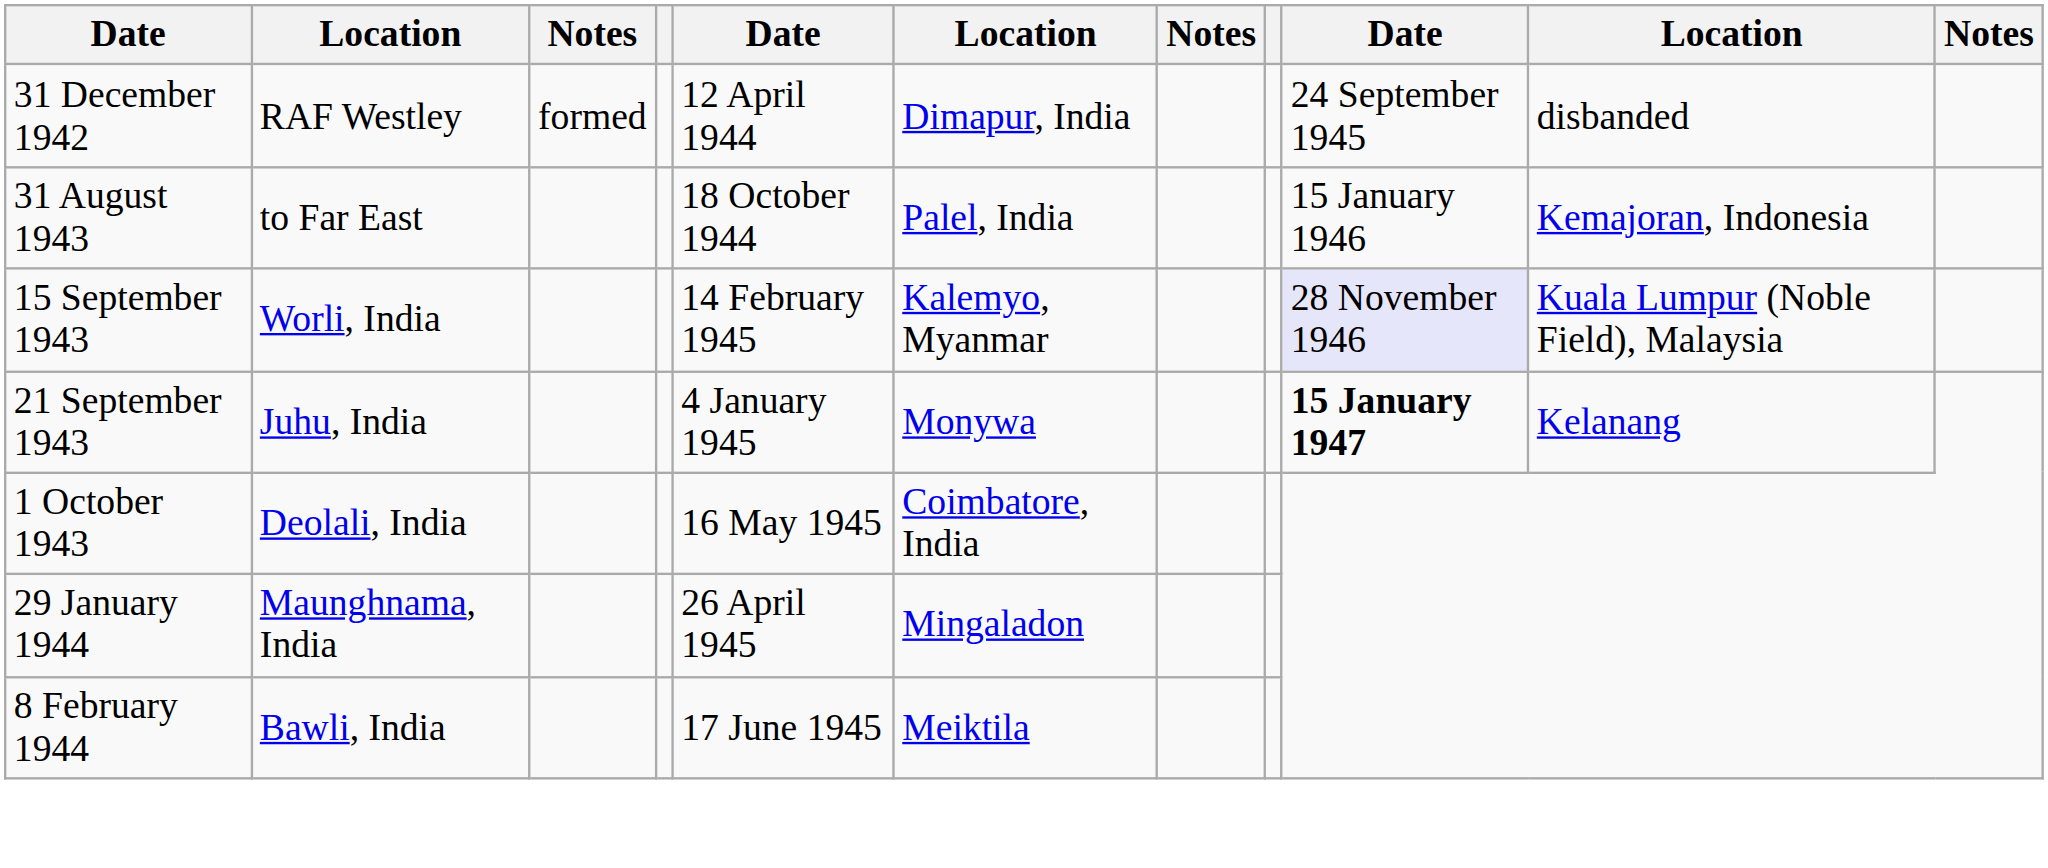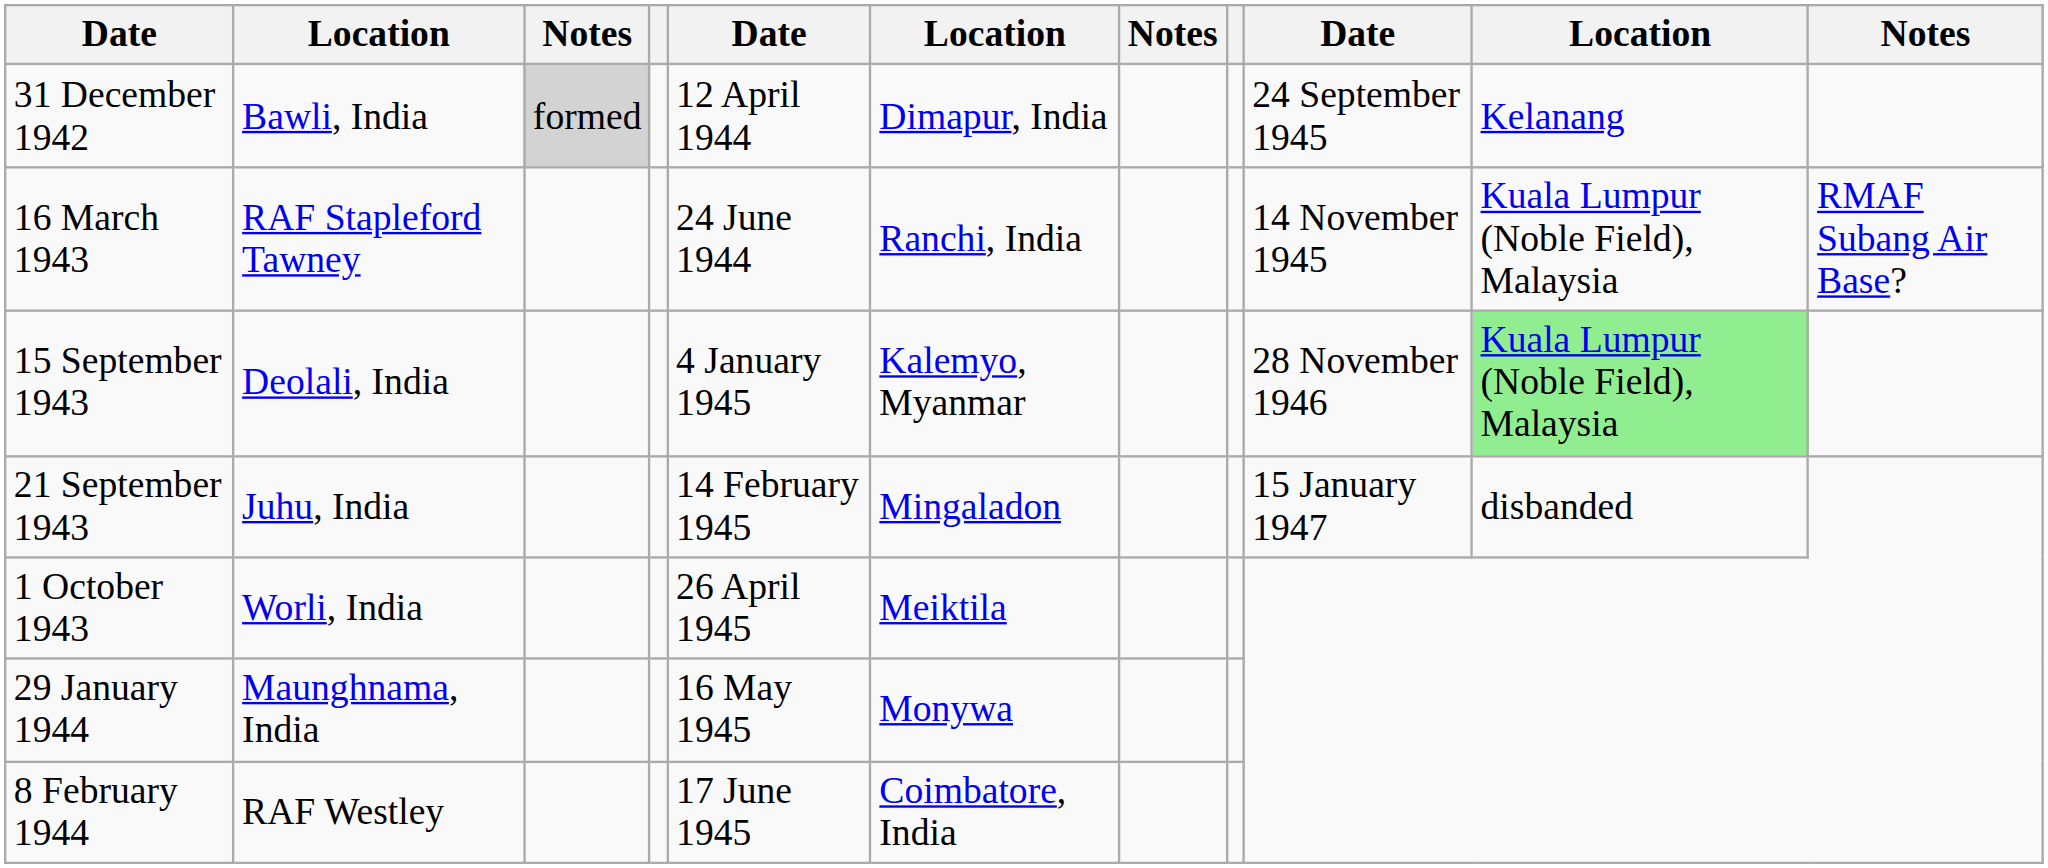(361, 115) RAF Westley -> (335, 115) Bawli, India
(592, 115) no background -> (587, 115) lightgrey background
(1613, 115) disbanded -> (1553, 115) Kelanang
+ row: (86, 238)
- row: (91, 217)
(350, 318) Worli, India -> (345, 382) Deolali, India
(773, 318) 14 February 1945 -> (749, 382) 4 January 1945
(1394, 318) lavender background -> (1355, 382) no background
(1704, 318) no background -> (1591, 382) lightgreen background
(754, 420) 4 January 1945 -> (767, 505) 14 February 1945
(969, 420) Monywa -> (970, 505) Mingaladon
(1381, 420) bold -> (1334, 505) normal
(1609, 420) Kelanang -> (1557, 505) disbanded
(363, 522) Deolali, India -> (333, 607) Worli, India
(782, 522) 16 May 1945 -> (738, 607) 26 April 1945
(996, 522) Coimbatore, India -> (943, 607) Meiktila
(743, 624) 26 April 1945 -> (734, 709) 16 May 1945
(993, 624) Mingaladon -> (946, 709) Monywa
(353, 726) Bawli, India -> (343, 811) RAF Westley
(966, 726) Meiktila -> (973, 811) Coimbatore, India
